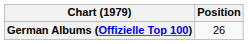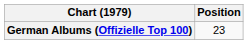(219, 30) 26 -> (219, 30) 23
